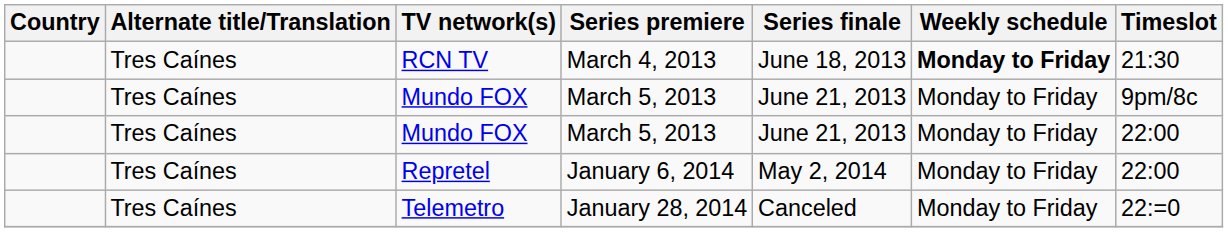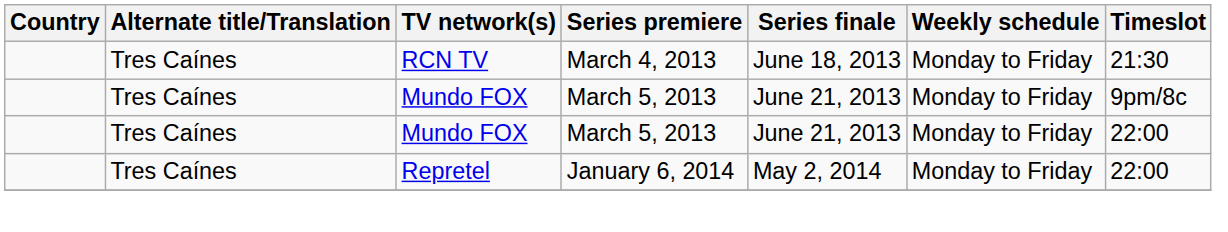(1014, 60) bold -> (1002, 60) normal
- row: (453, 208)
